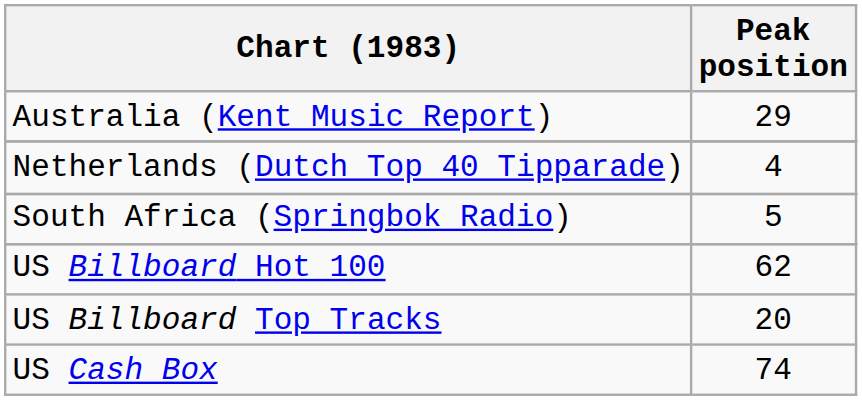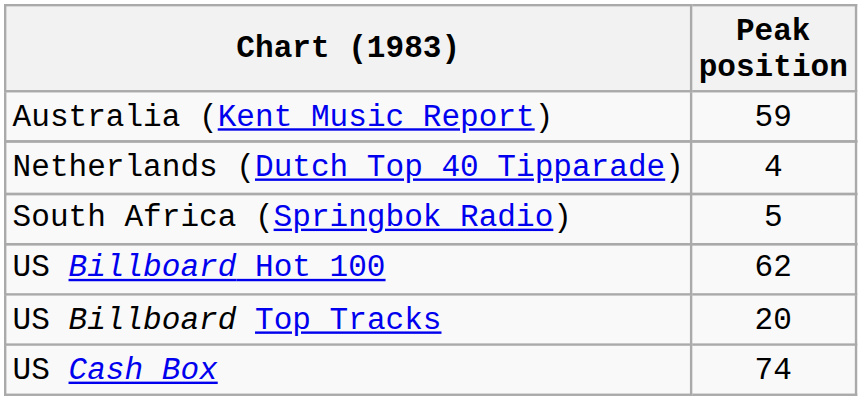(773, 117) 29 -> (773, 117) 59
